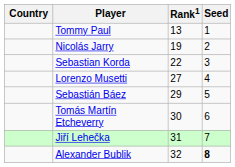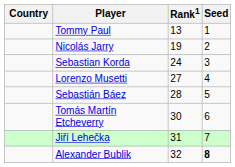(176, 63) 22 -> (176, 63) 24
(176, 95) 29 -> (176, 95) 28
